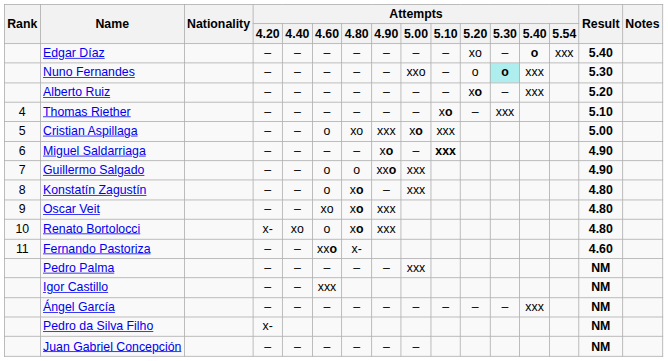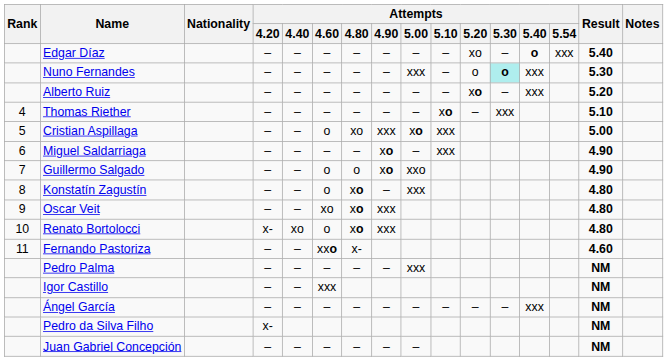(416, 72) xxo -> (416, 72) xxx
(446, 151) bold -> (446, 151) normal
(386, 170) xxo -> (386, 170) xo
(416, 170) xxx -> (416, 170) xxo
